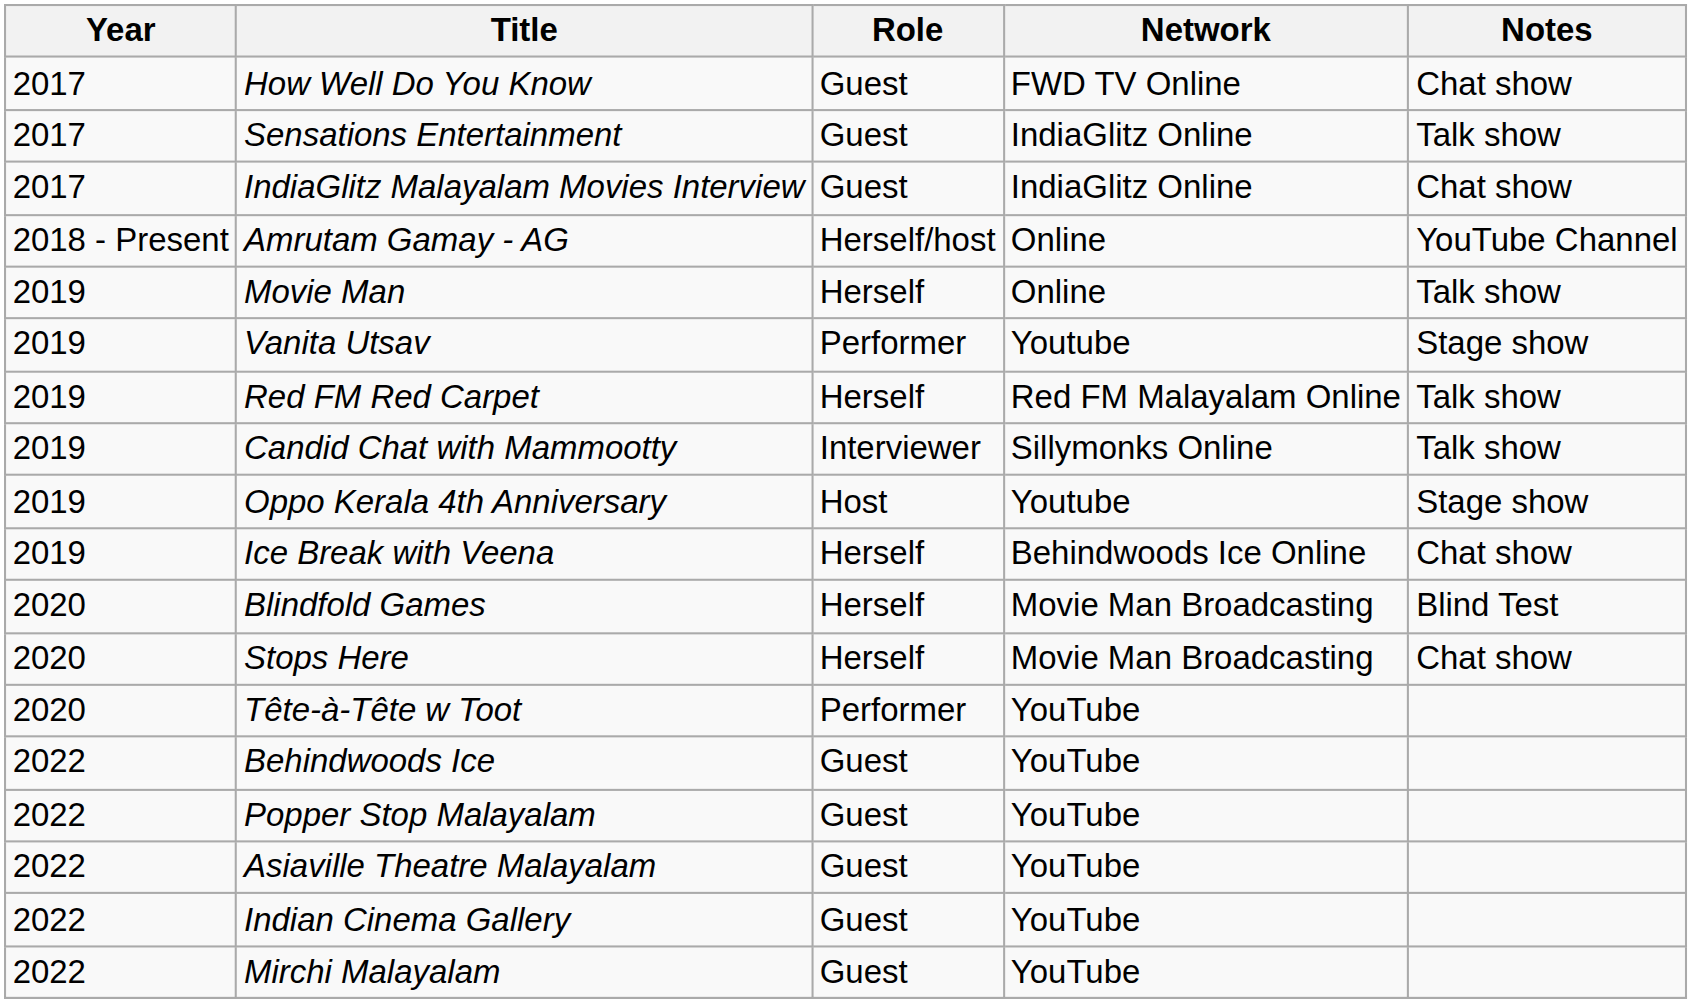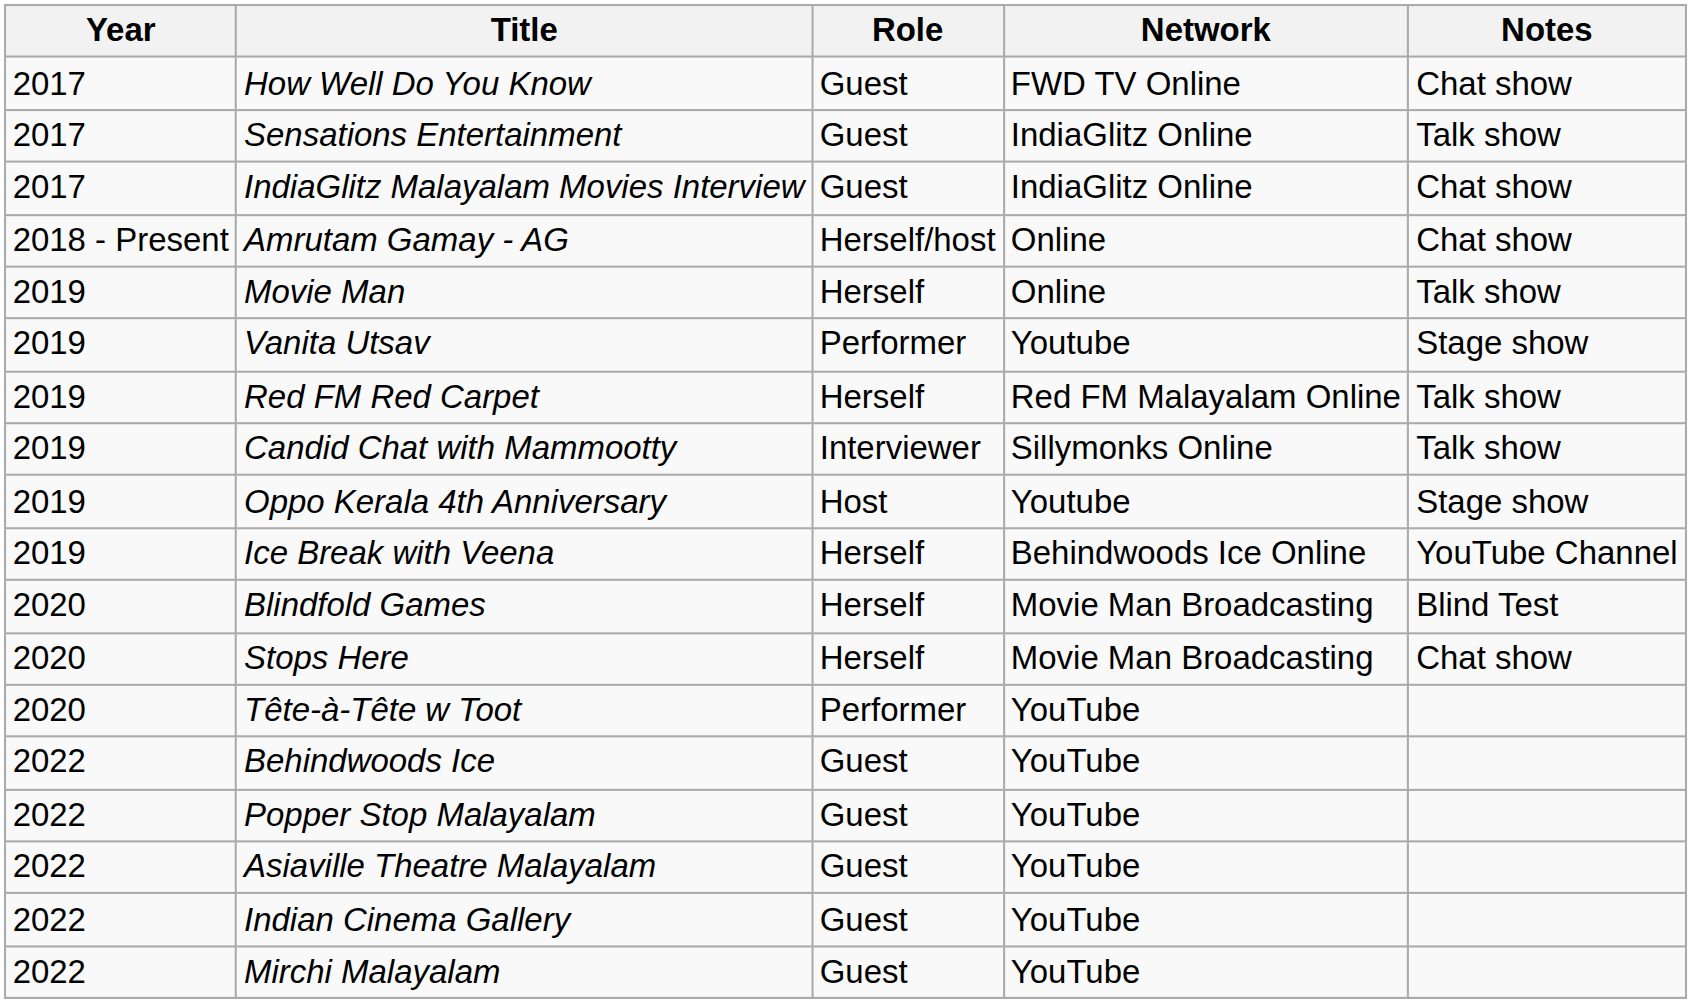(1547, 239) YouTube Channel -> (1494, 239) Chat show
(1494, 553) Chat show -> (1547, 553) YouTube Channel
